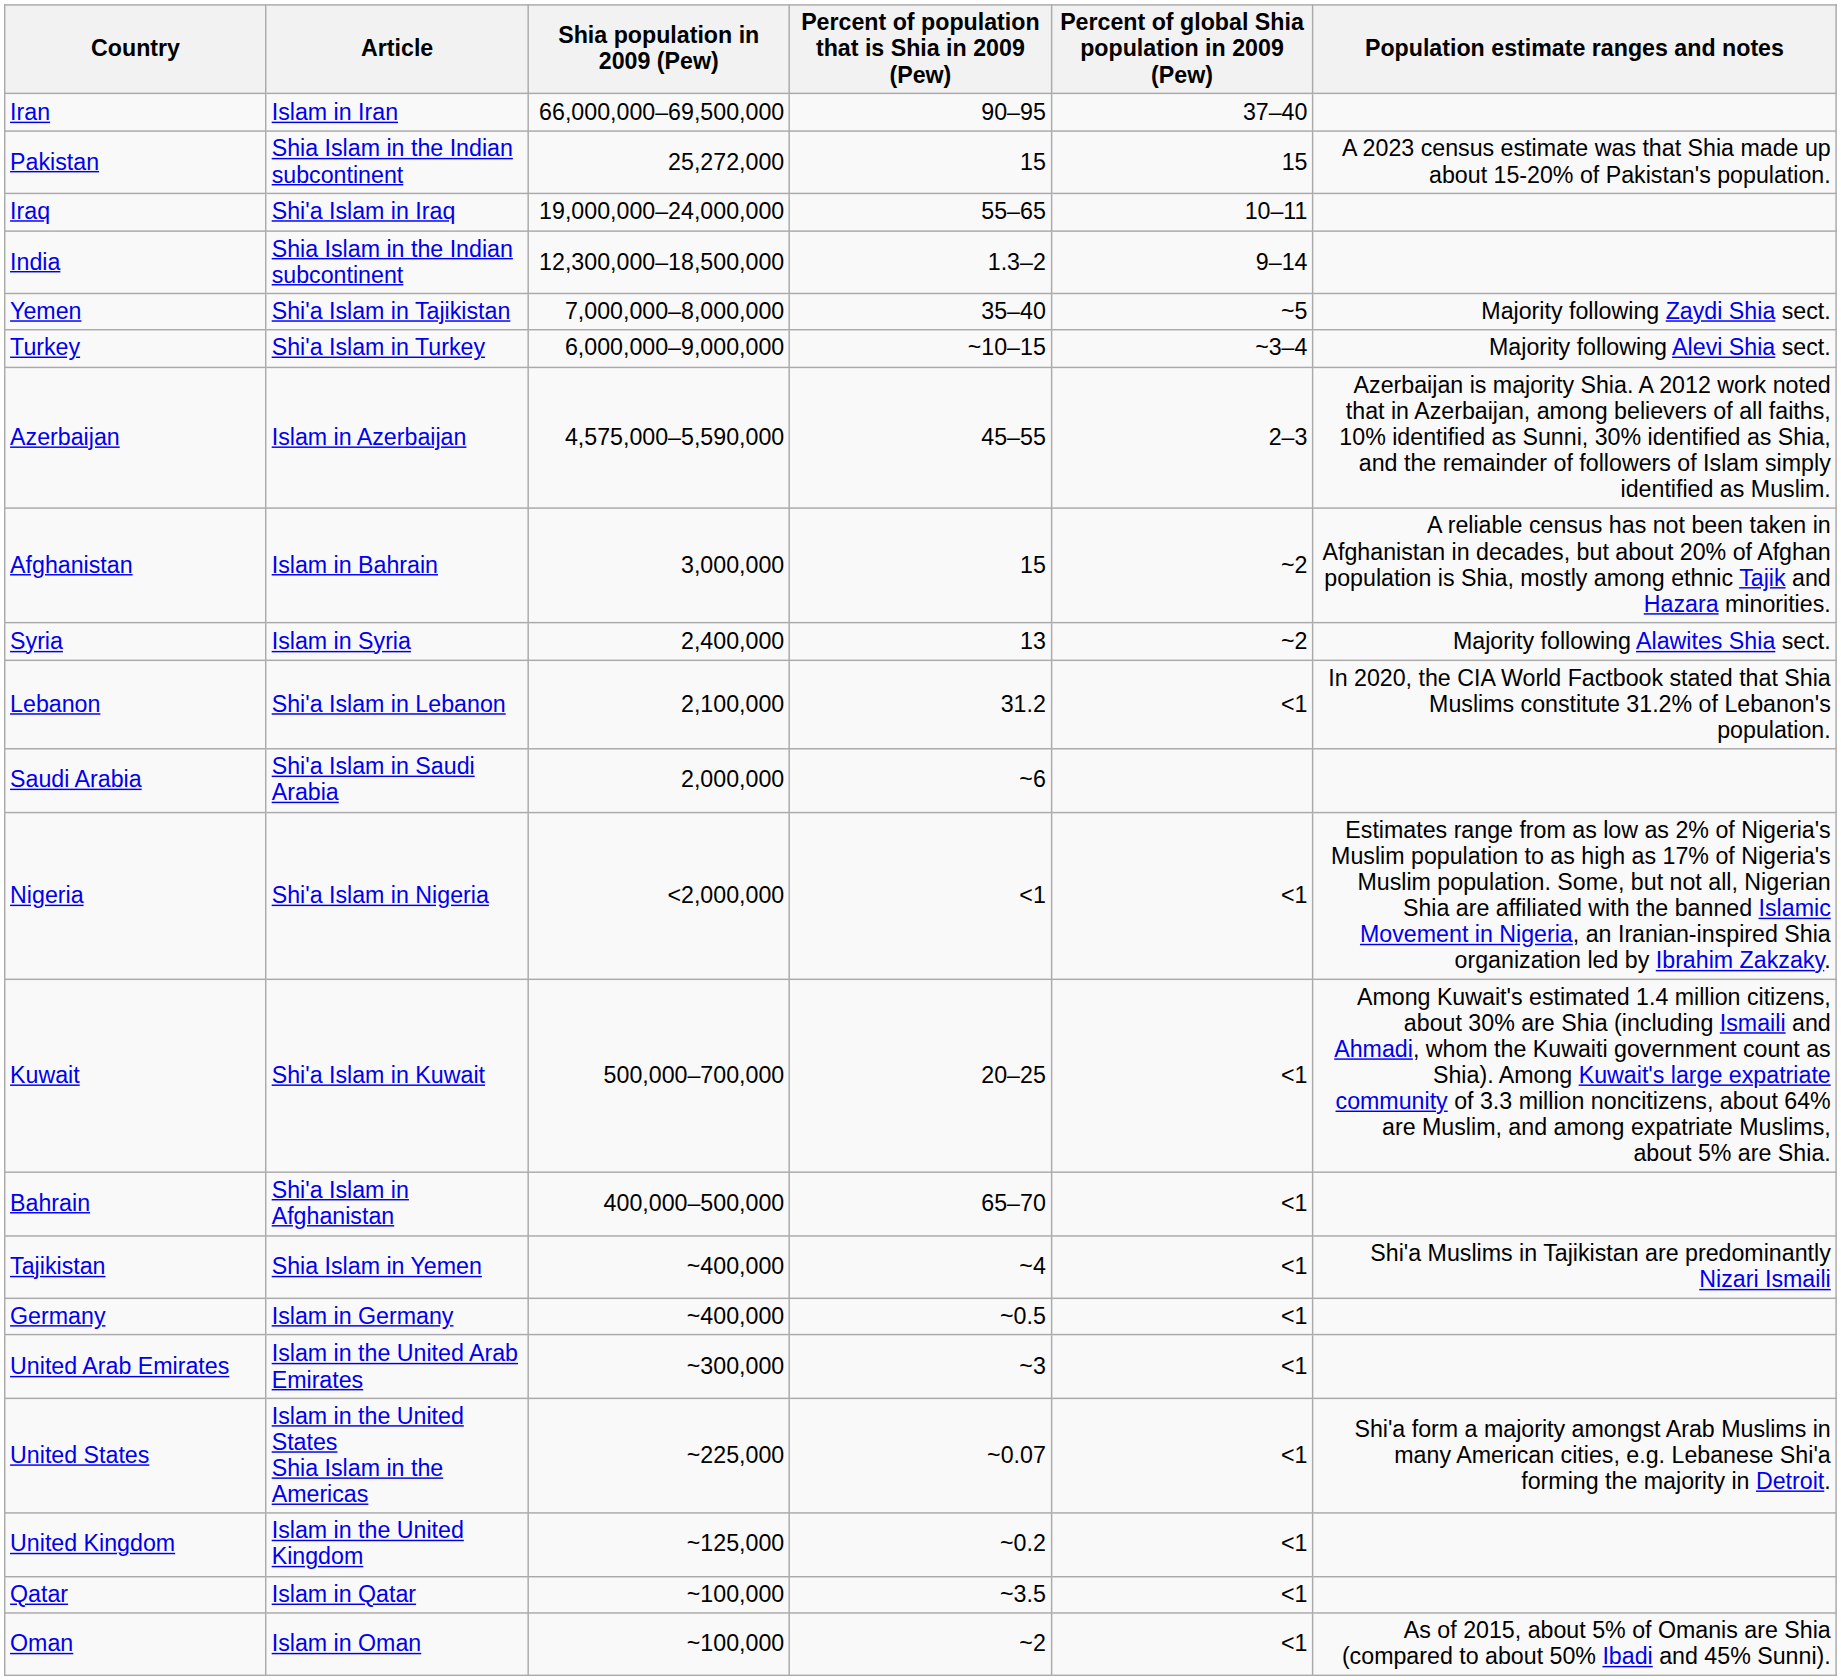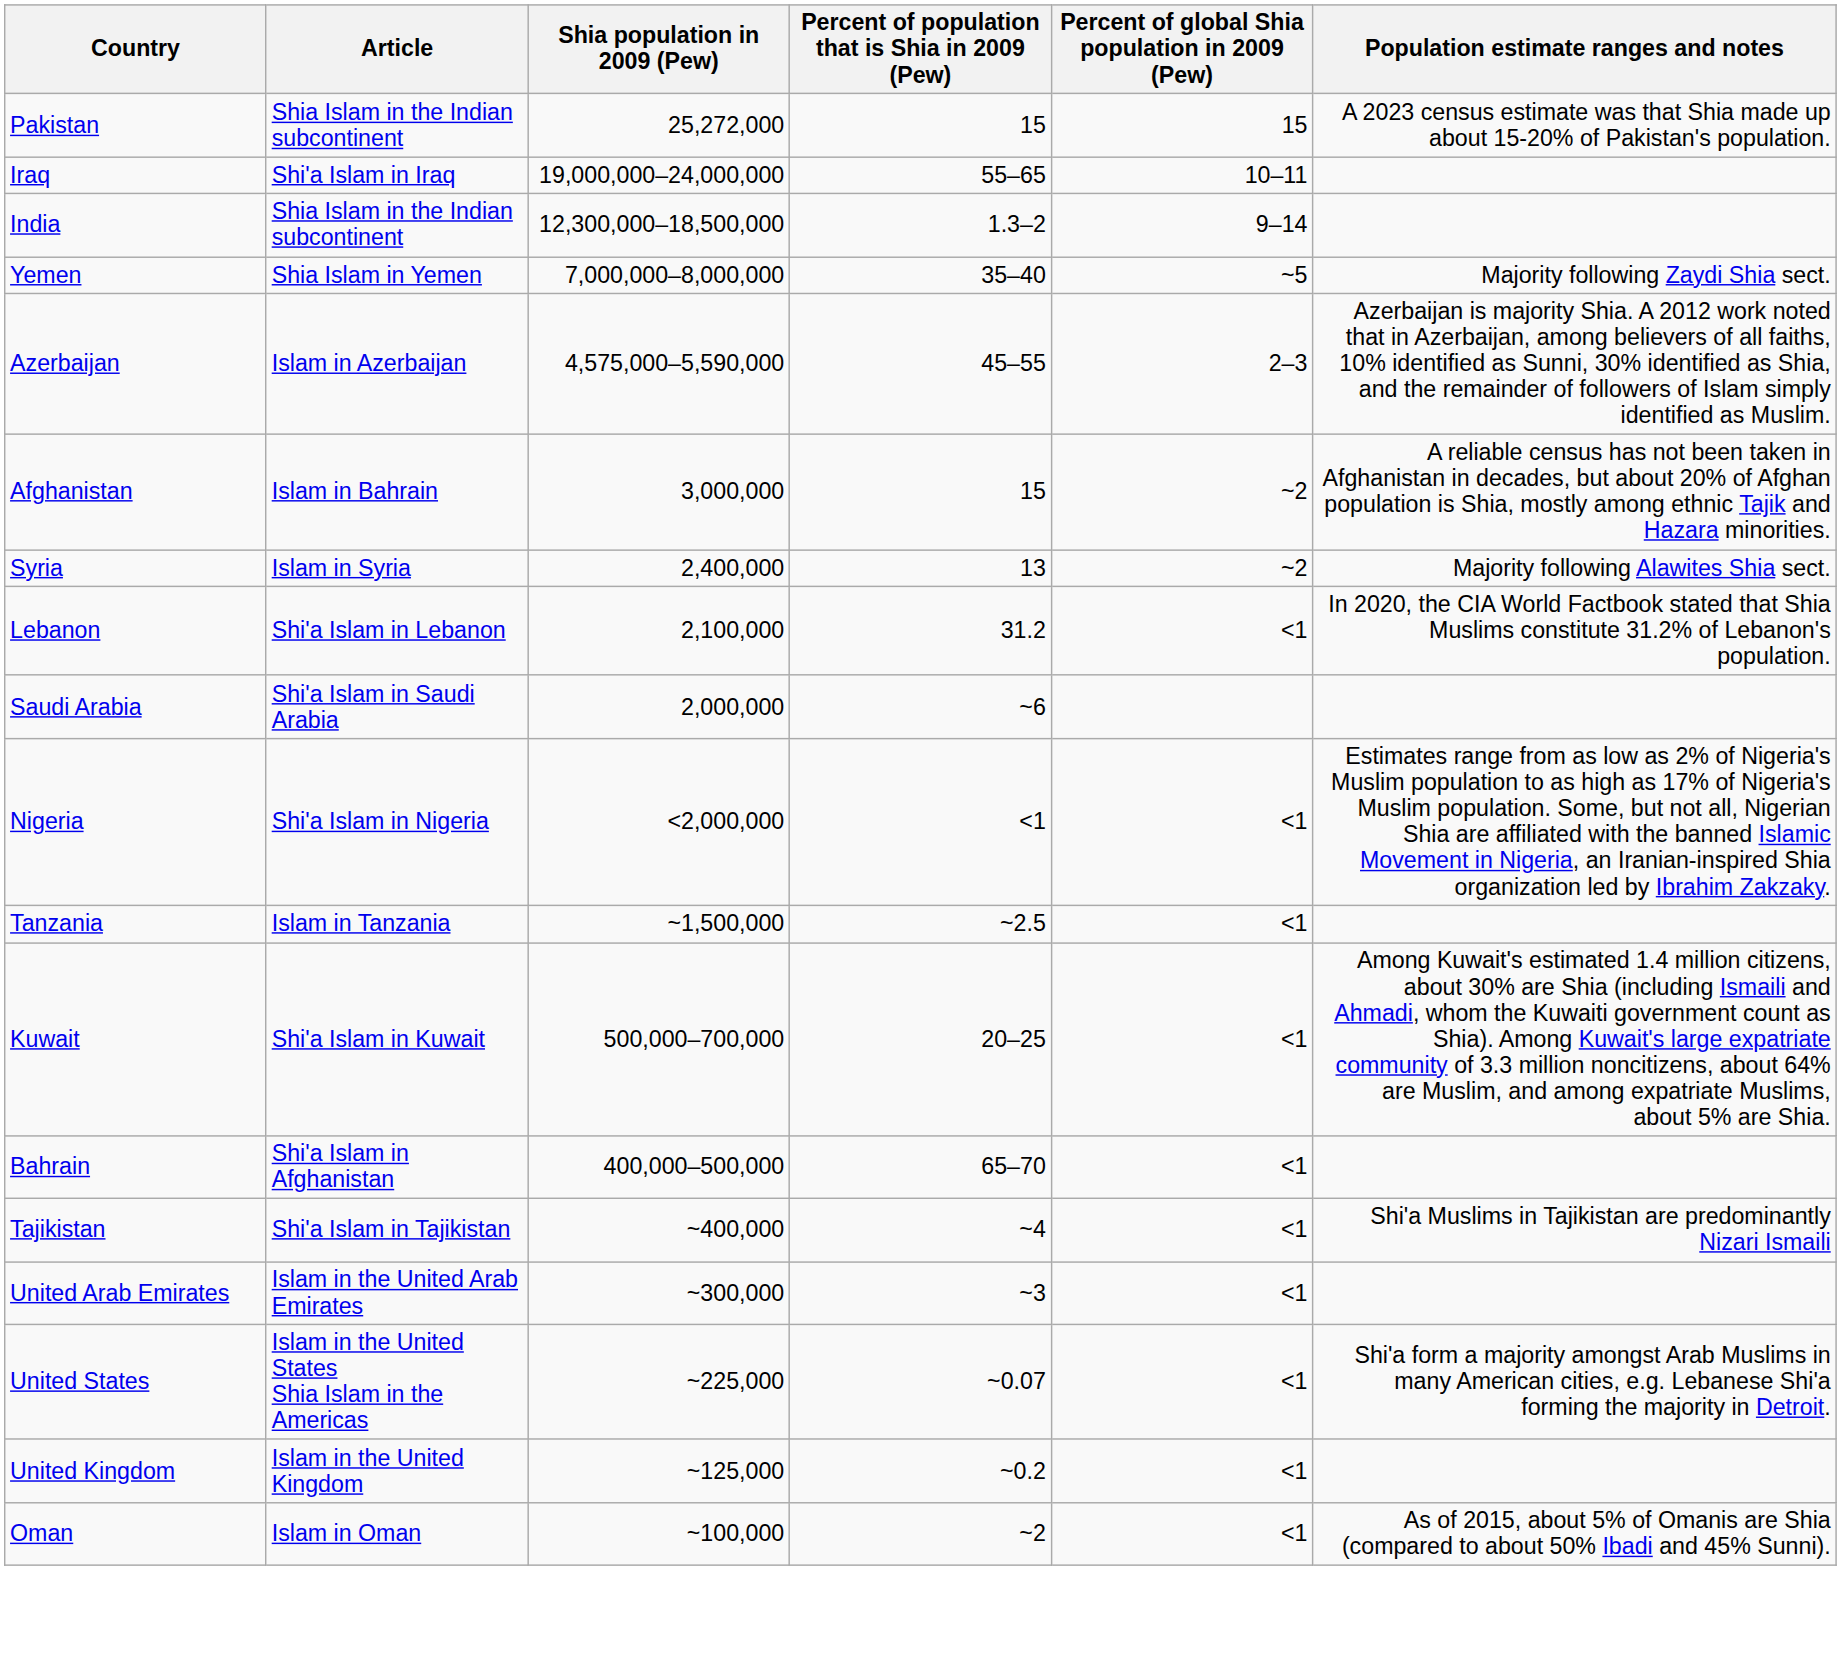- row: (30, 112)
(391, 311) Shi'a Islam in Tajikistan -> (377, 274) Shia Islam in Yemen
- row: (45, 348)
+ row: (57, 923)
(377, 1266) Shia Islam in Yemen -> (391, 1229) Shi'a Islam in Tajikistan
- row: (58, 1316)
- row: (39, 1594)
